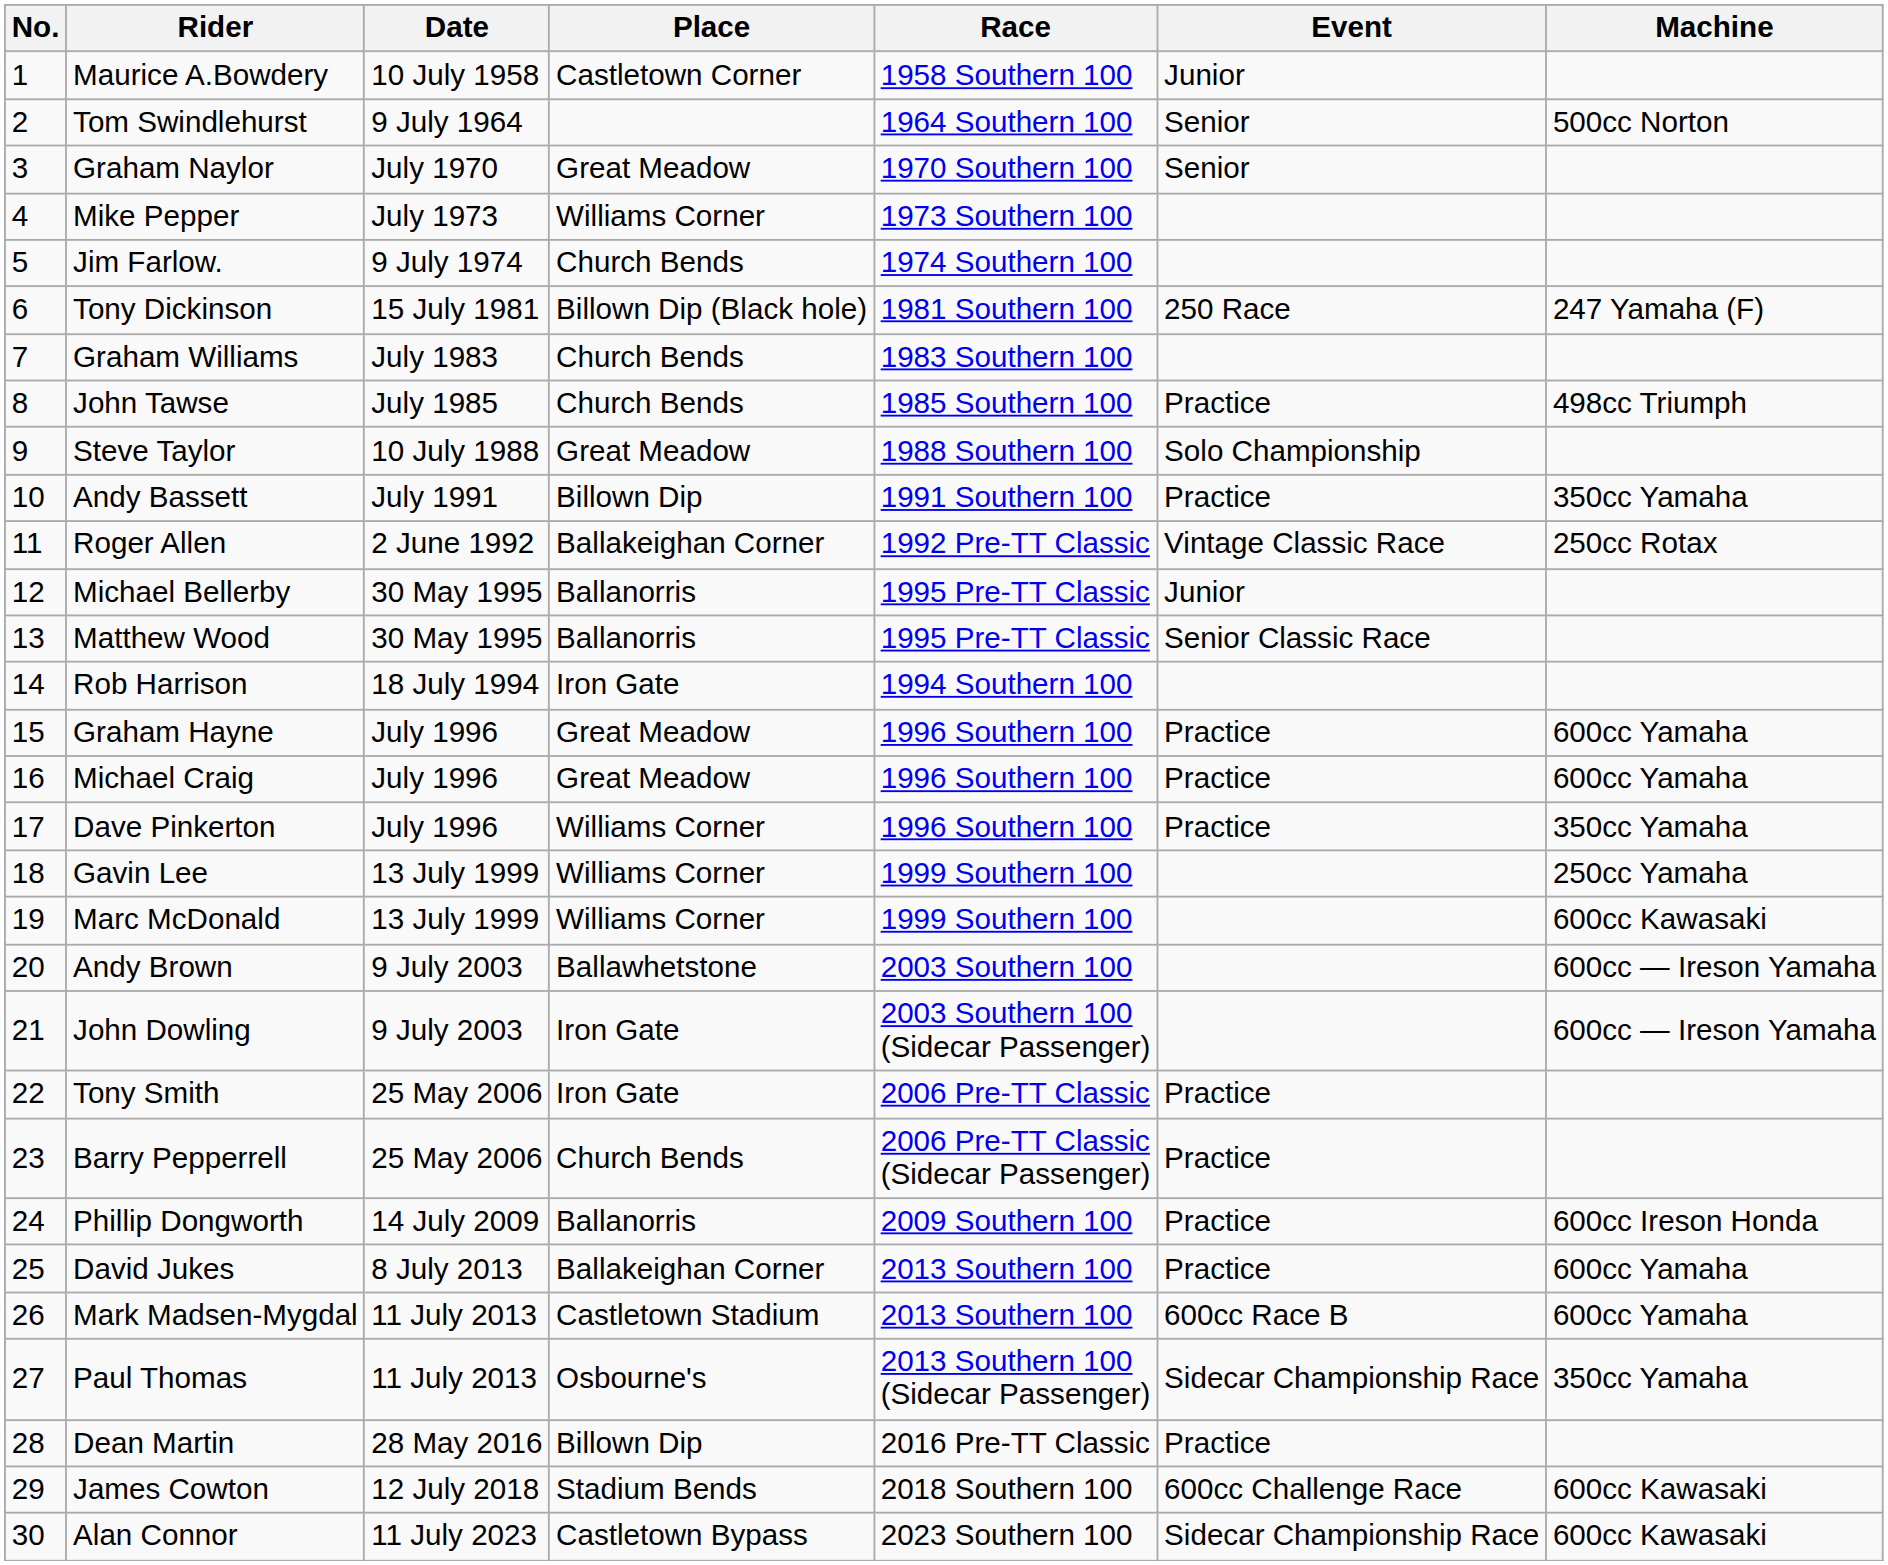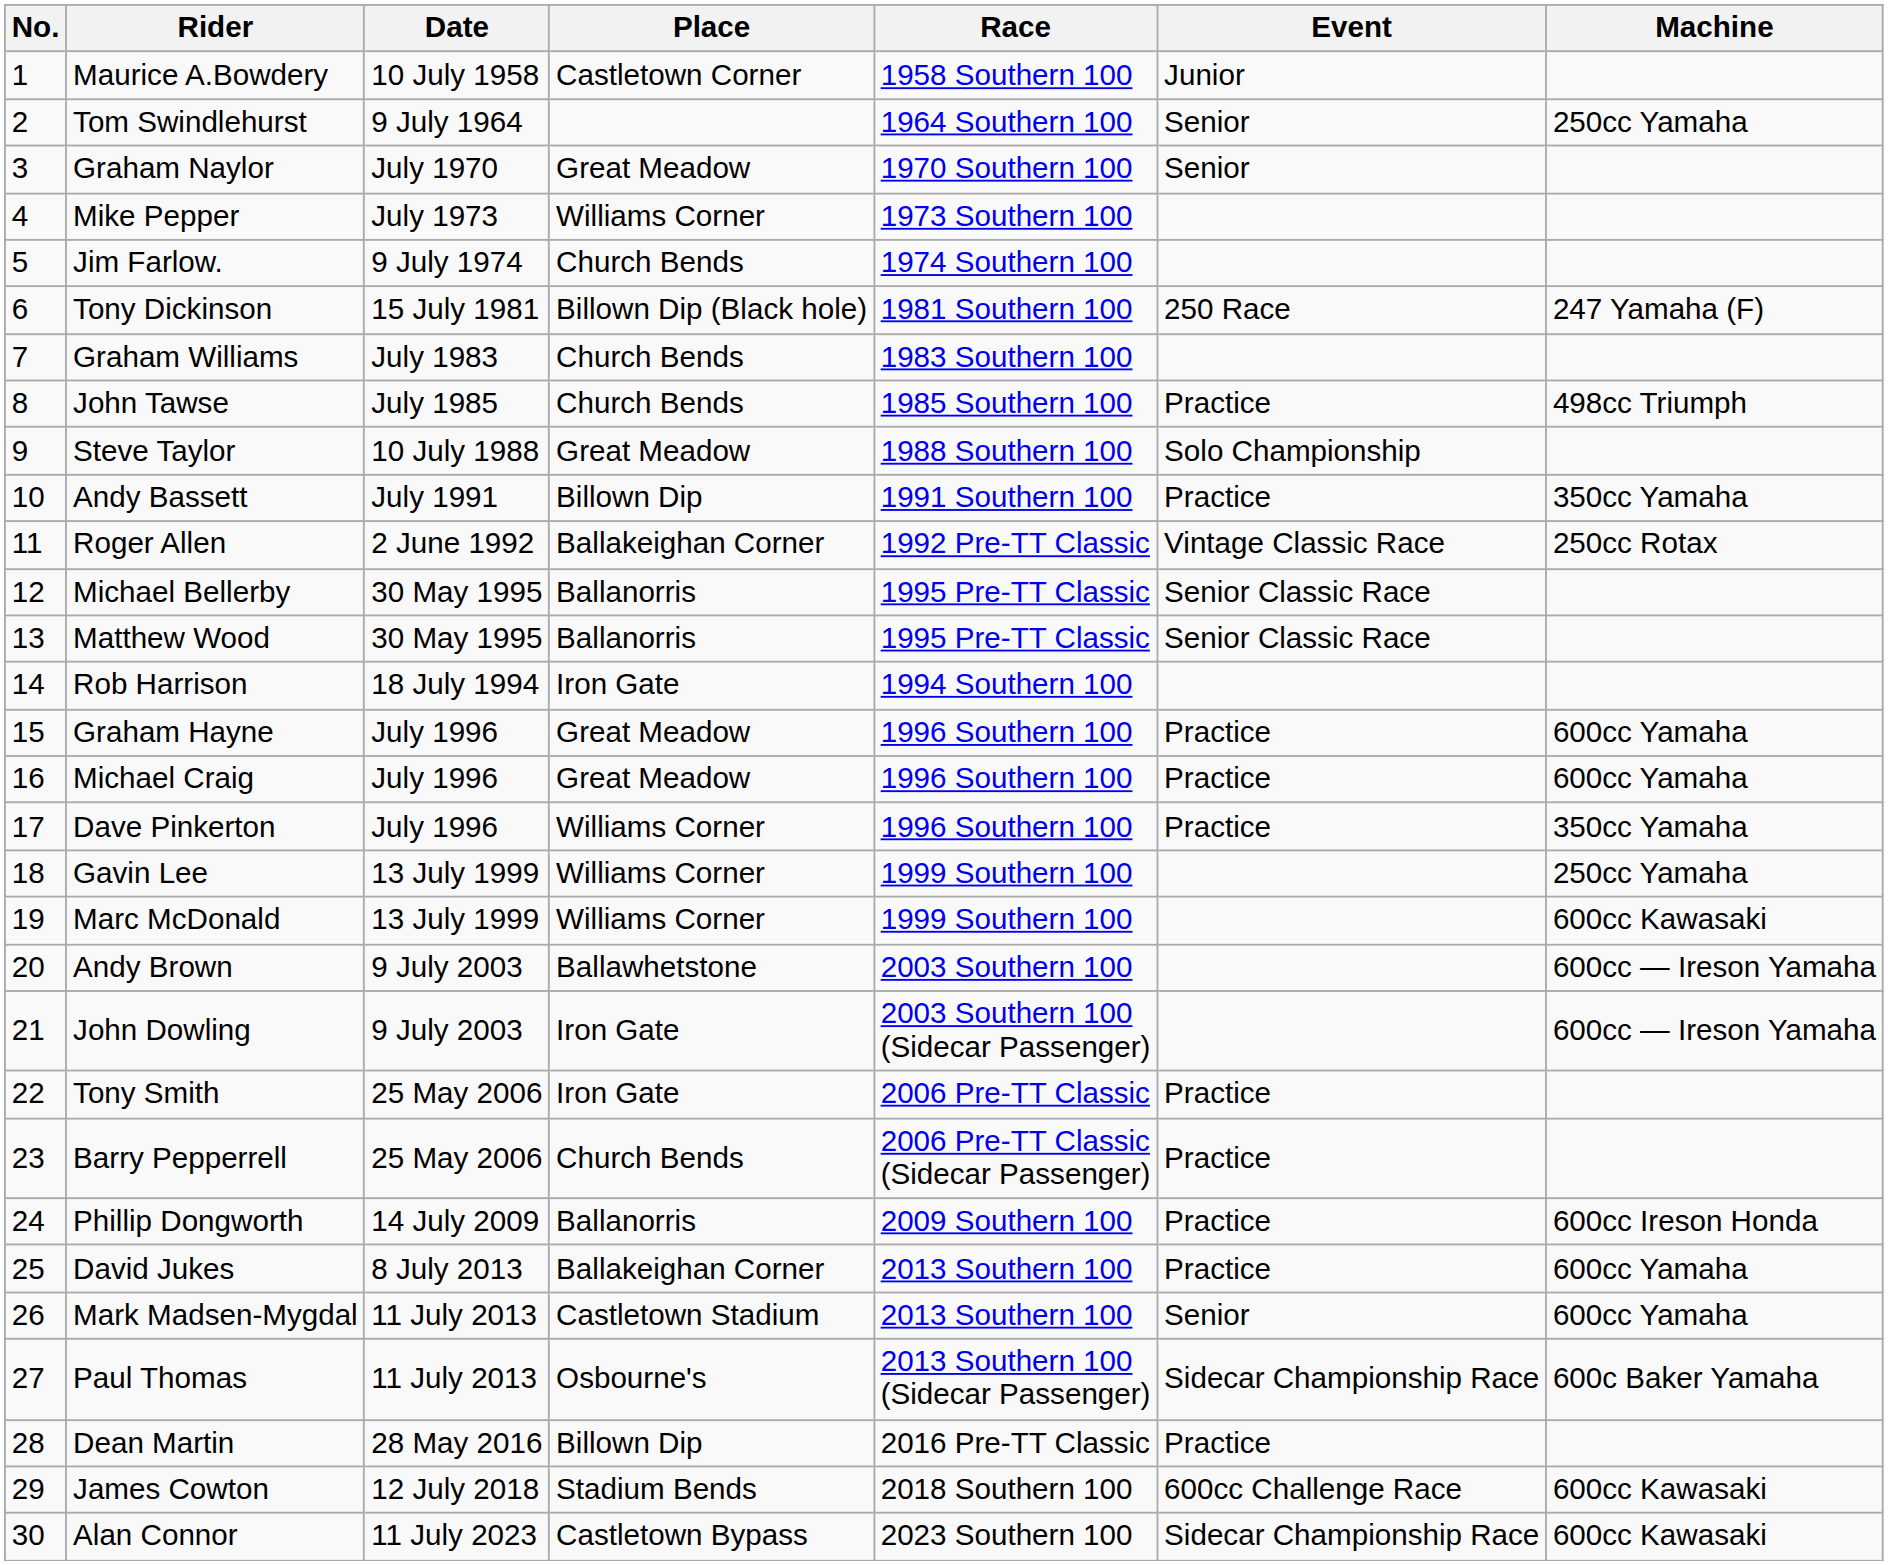(1641, 121) 500cc Norton -> (1650, 121) 250cc Yamaha
(1204, 591) Junior -> (1297, 591) Senior Classic Race
(1256, 1315) 600cc Race B -> (1207, 1315) Senior
(1650, 1378) 350cc Yamaha -> (1686, 1378) 600c Baker Yamaha
